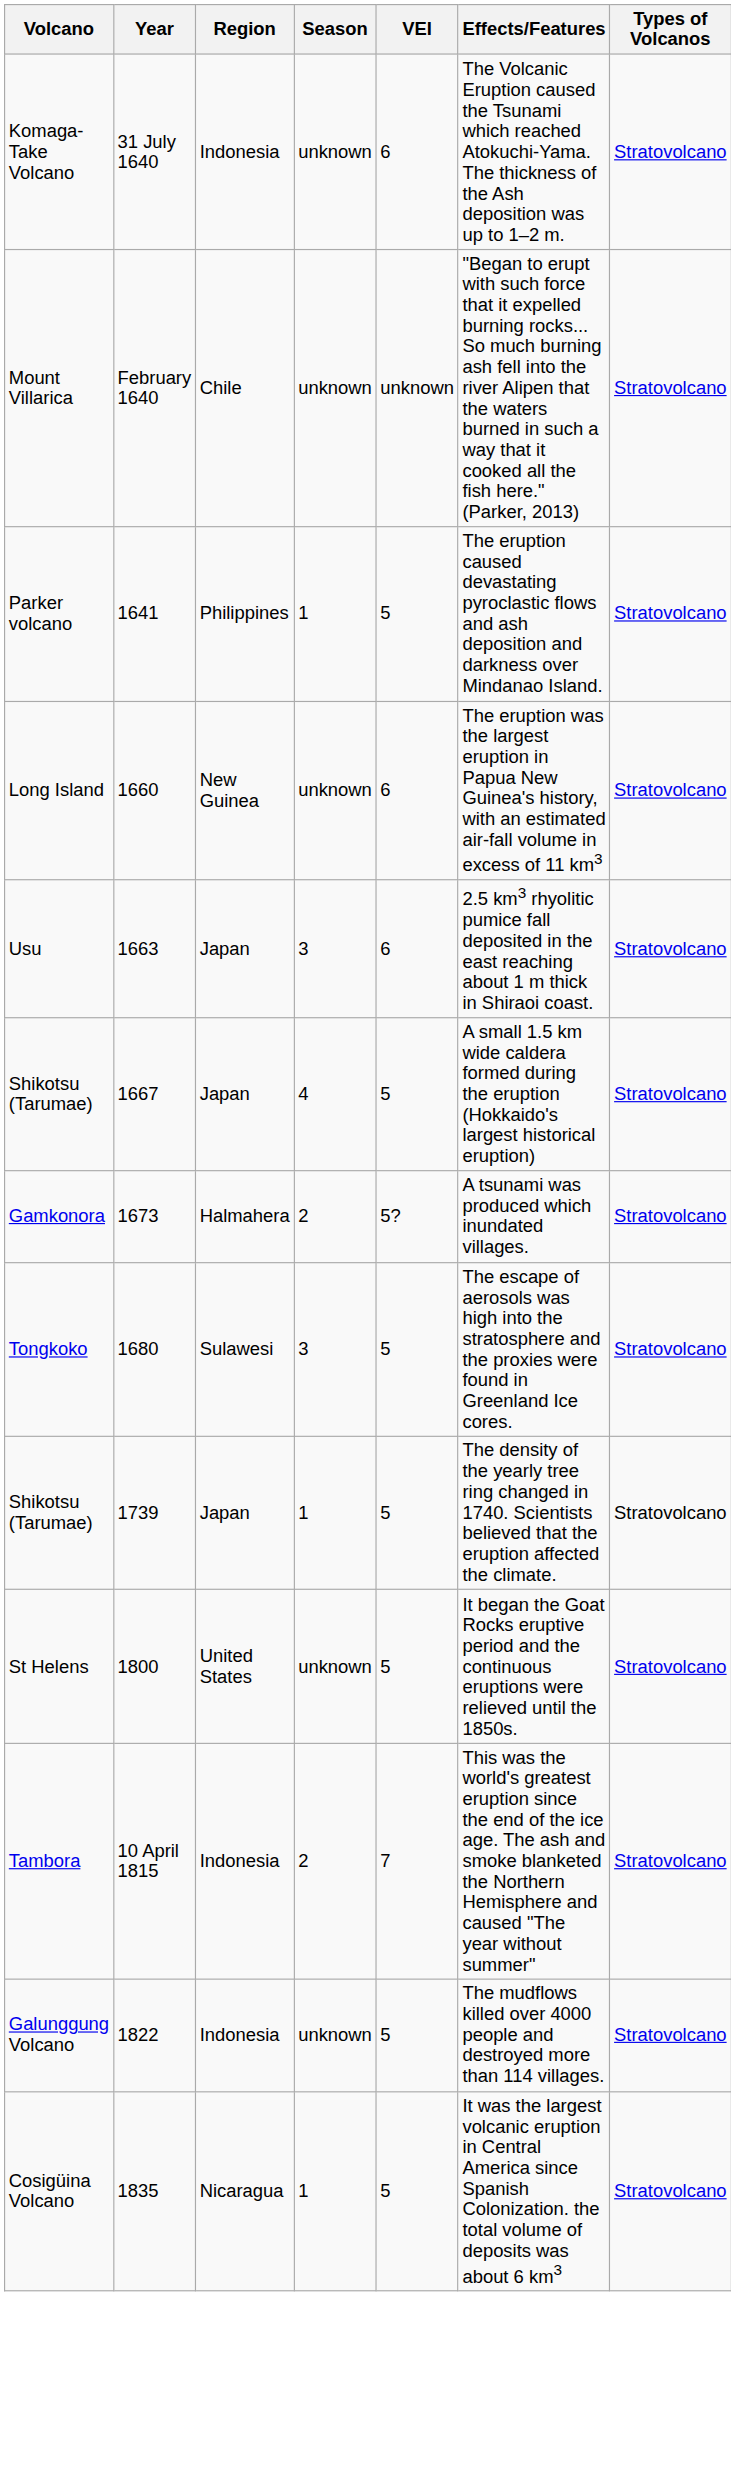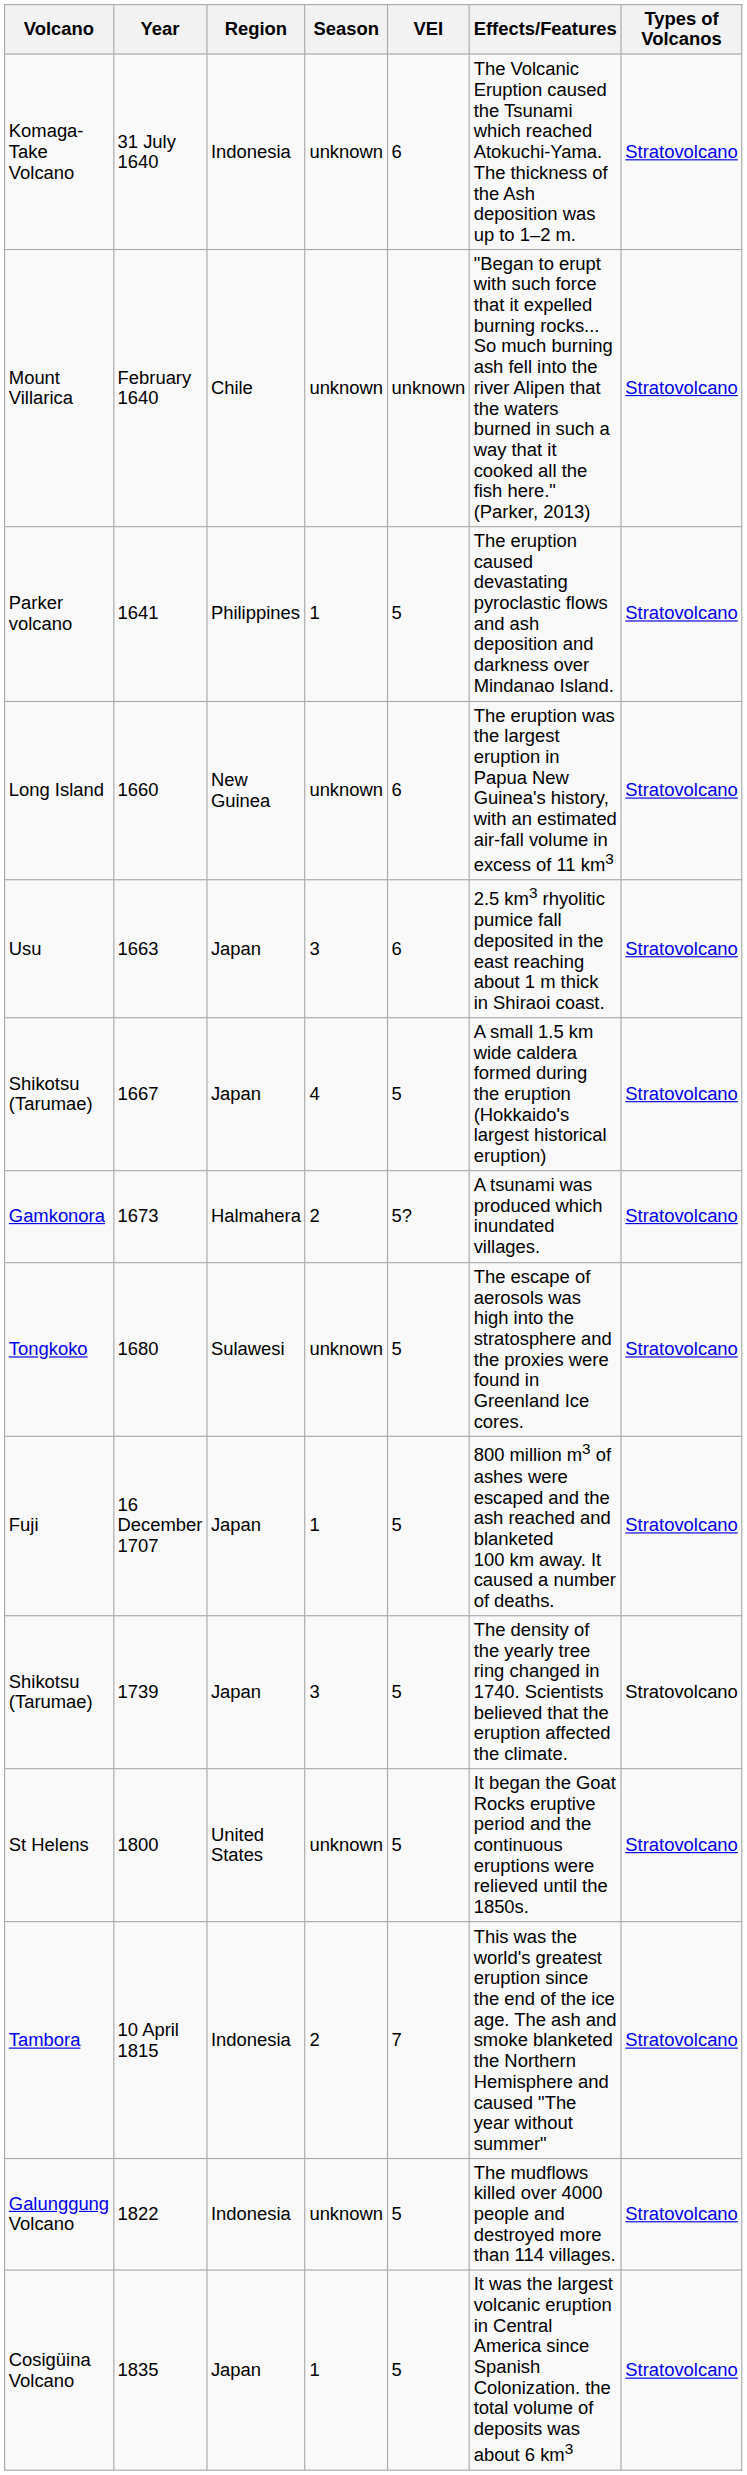(303, 1349) 3 -> (346, 1349) unknown
+ row: (24, 1525)
(303, 1512) 1 -> (315, 1692) 3
(242, 2191) Nicaragua -> (236, 2370) Japan
